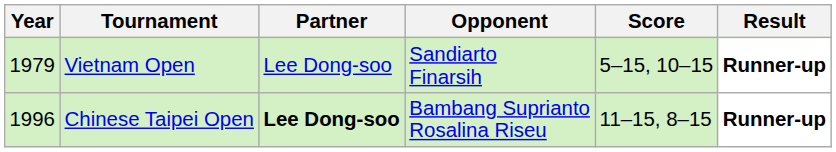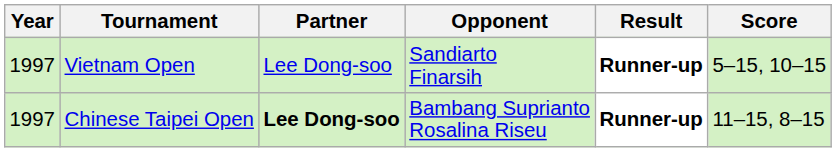columns swapped: (656, 21) <-> (774, 21)
(32, 65) 1979 -> (32, 65) 1997
(32, 120) 1996 -> (32, 120) 1997
